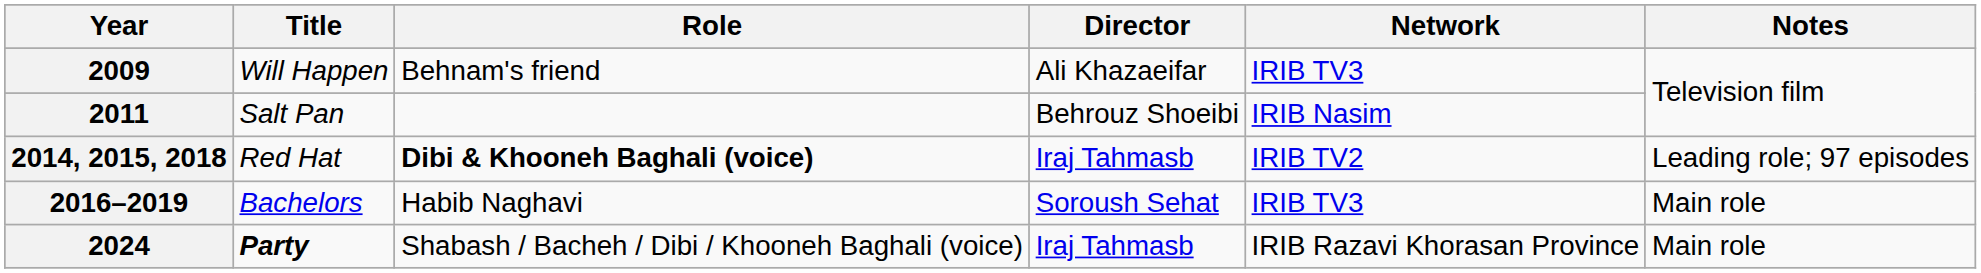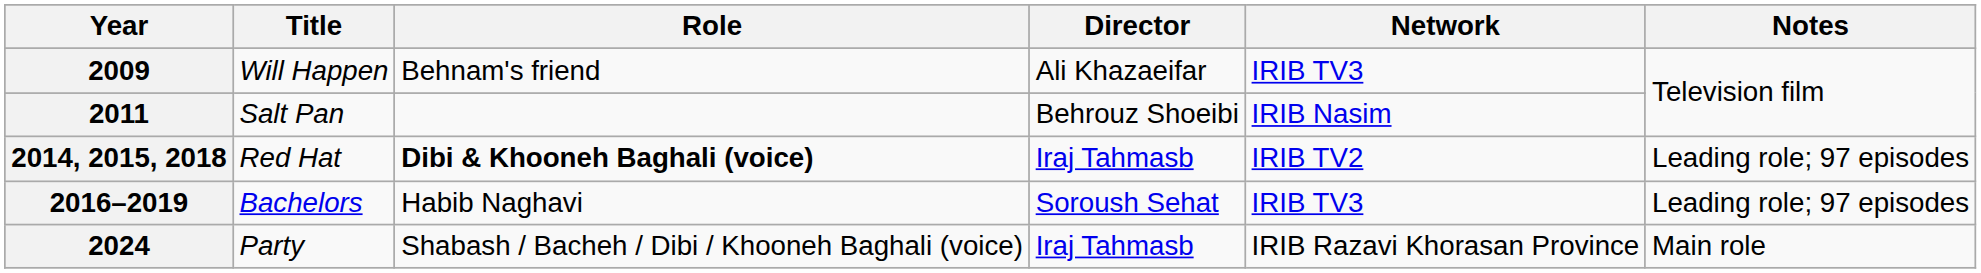(1709, 202) Main role -> (1811, 202) Leading role; 97 episodes
(274, 245) bold -> (272, 245) normal
